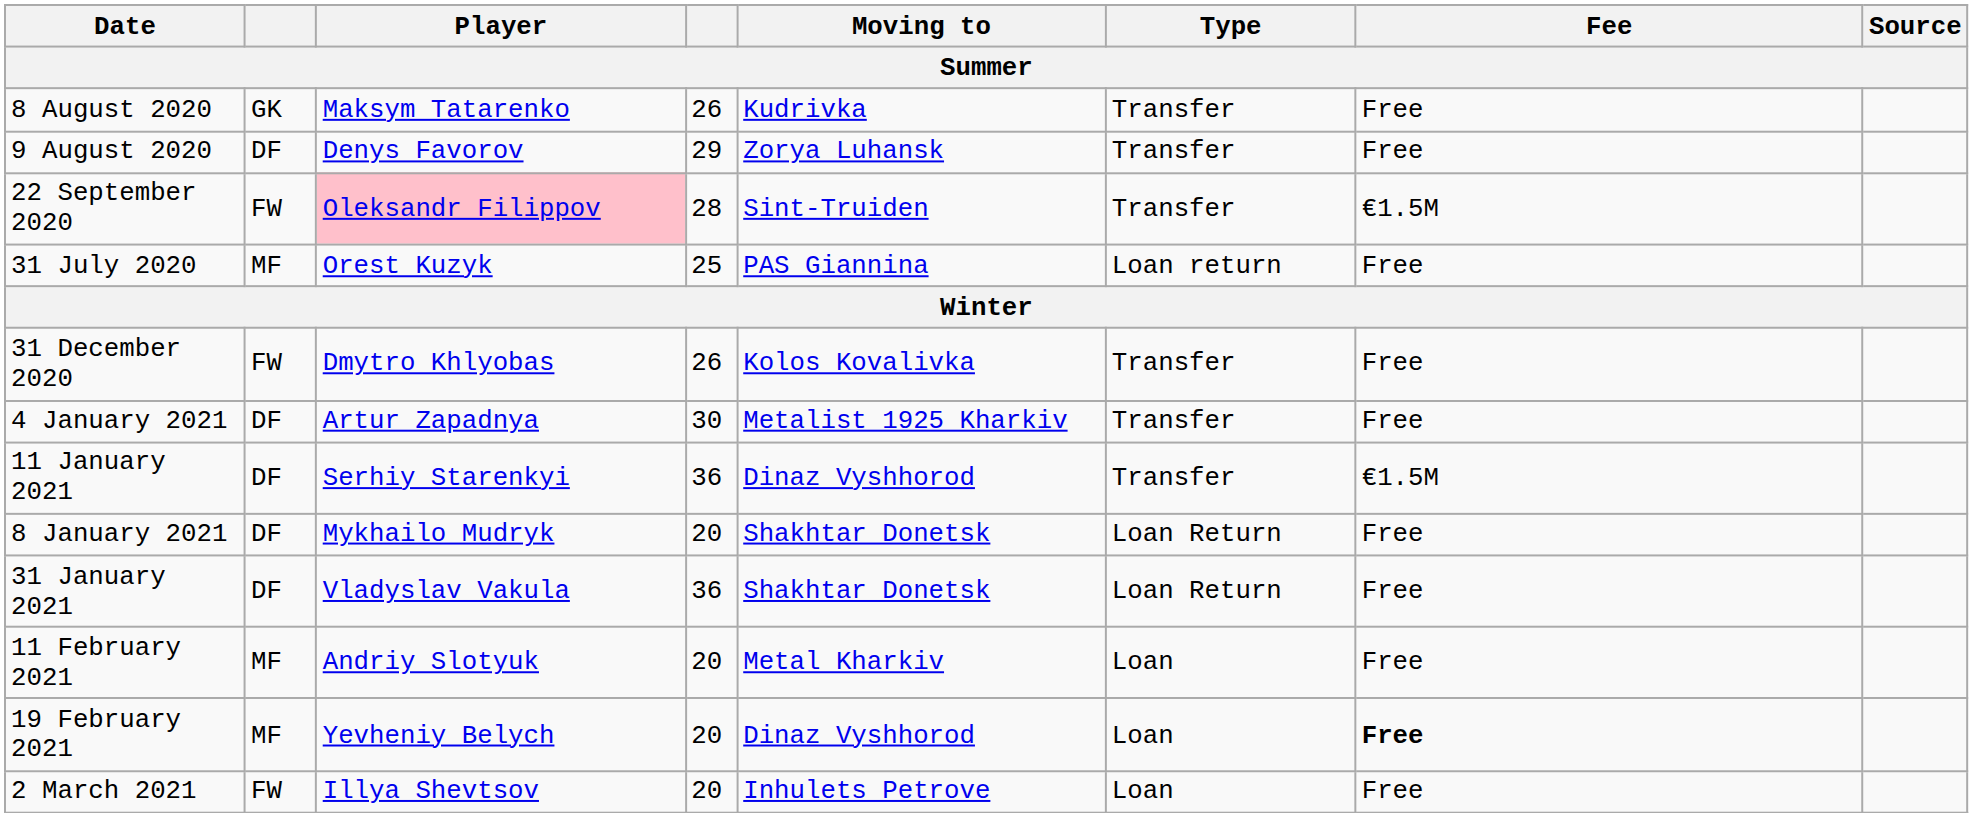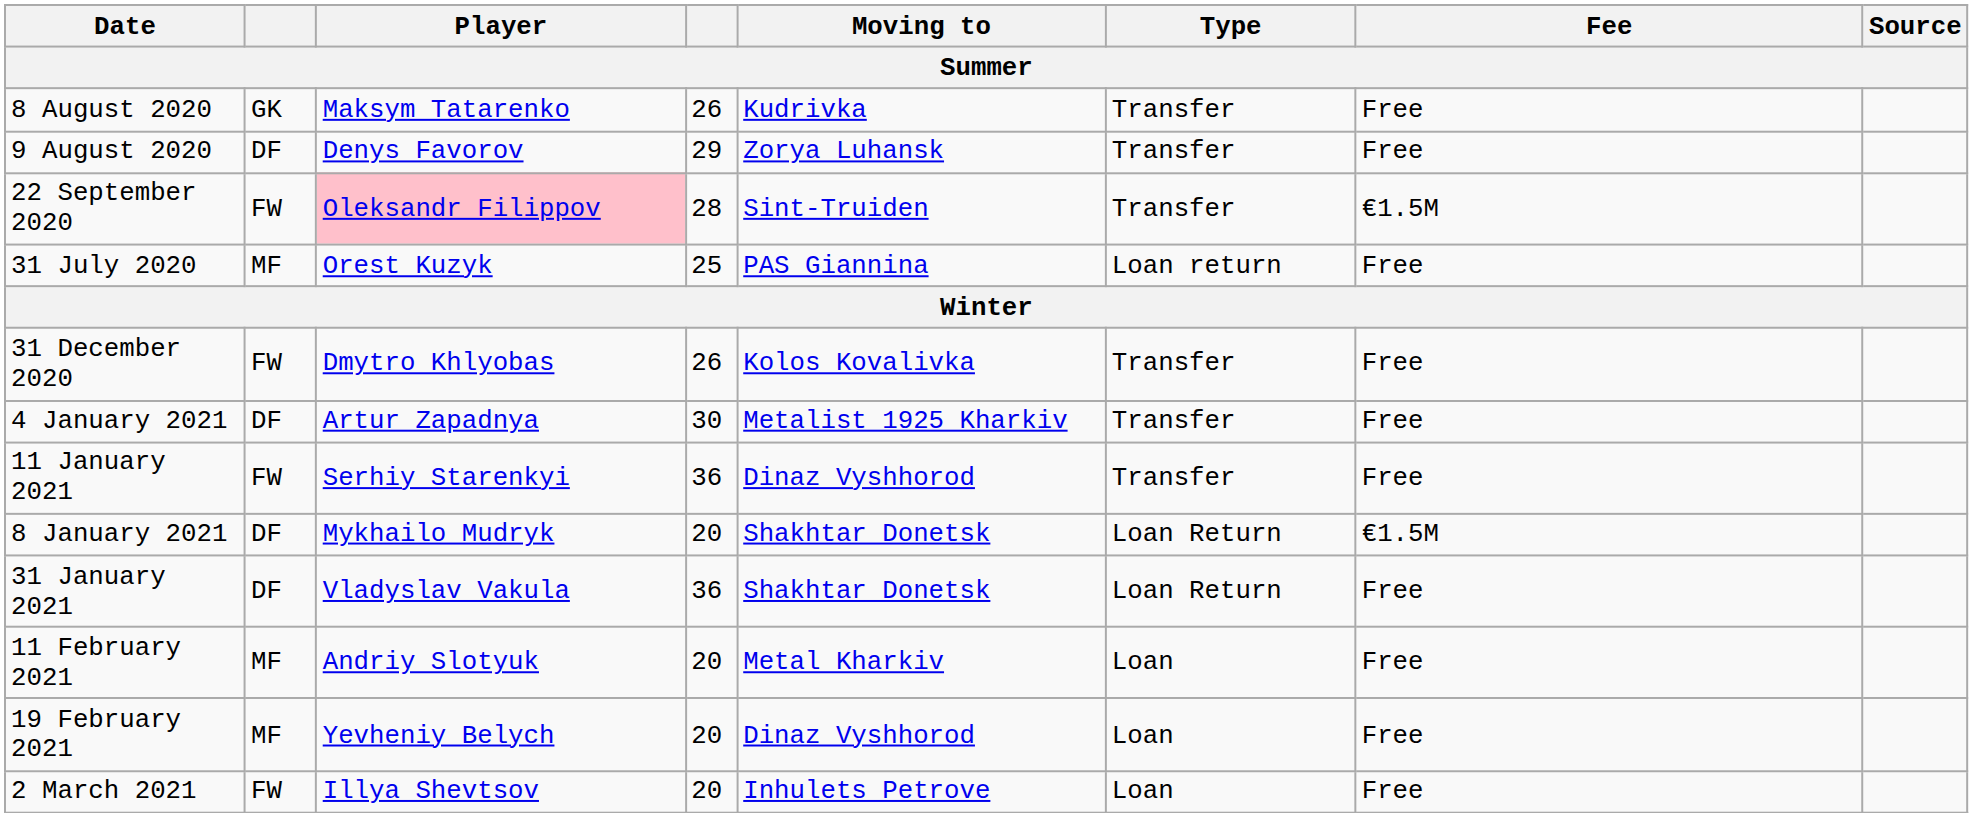(267, 478) DF -> (267, 478) FW
(1400, 478) €1.5M -> (1393, 478) Free
(1393, 535) Free -> (1400, 535) €1.5M
(1393, 735) bold -> (1393, 735) normal
